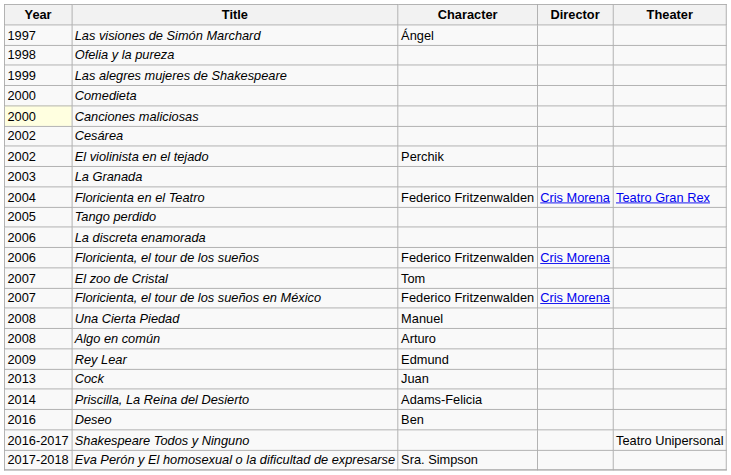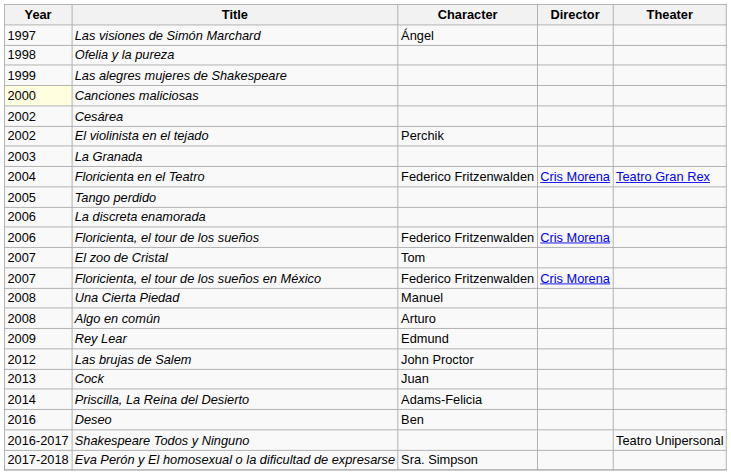- row: (106, 96)
+ row: (133, 359)
